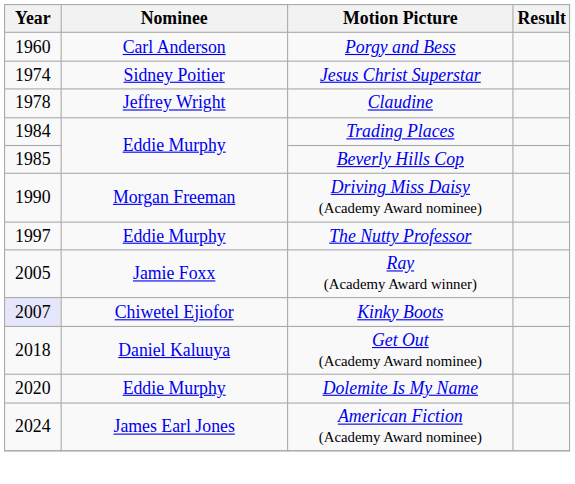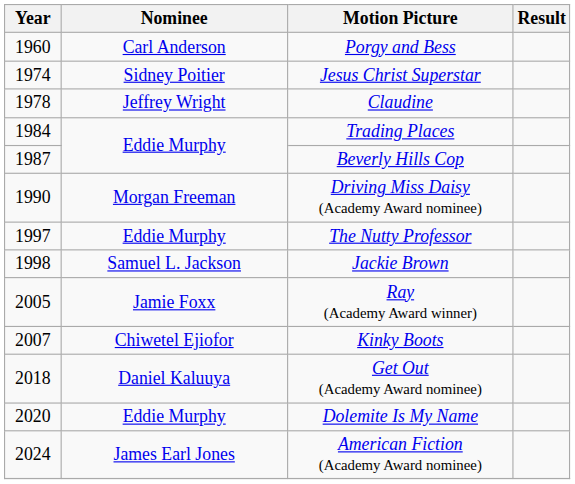(33, 159) 1985 -> (33, 159) 1987
+ row: (400, 263)
(33, 312) lavender background -> (33, 340) no background
